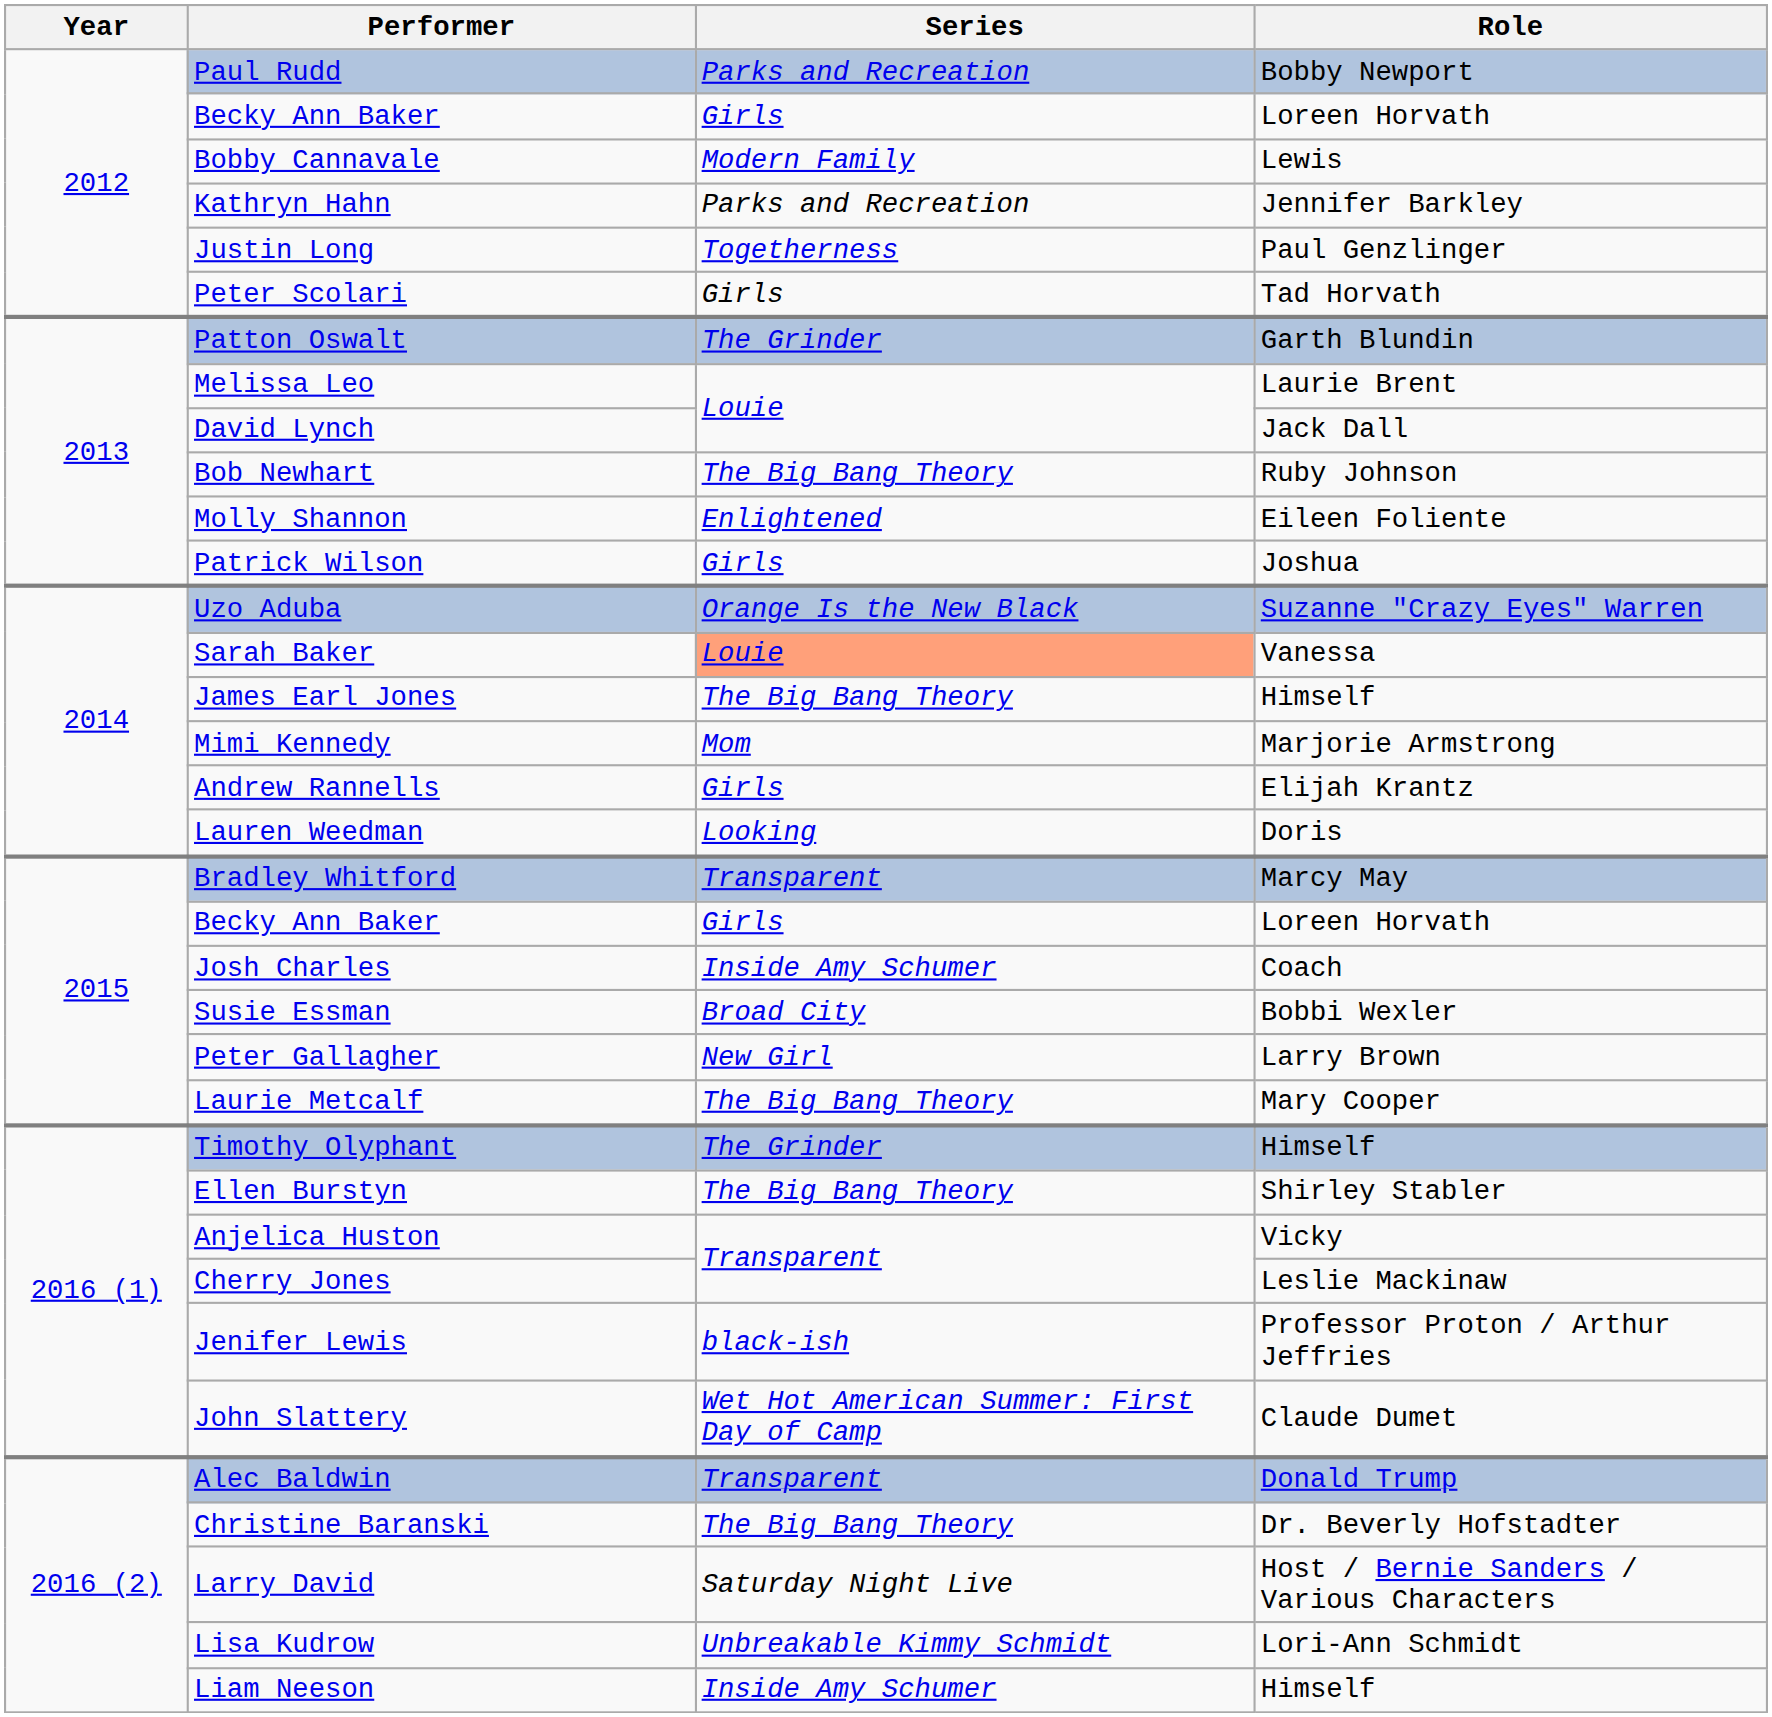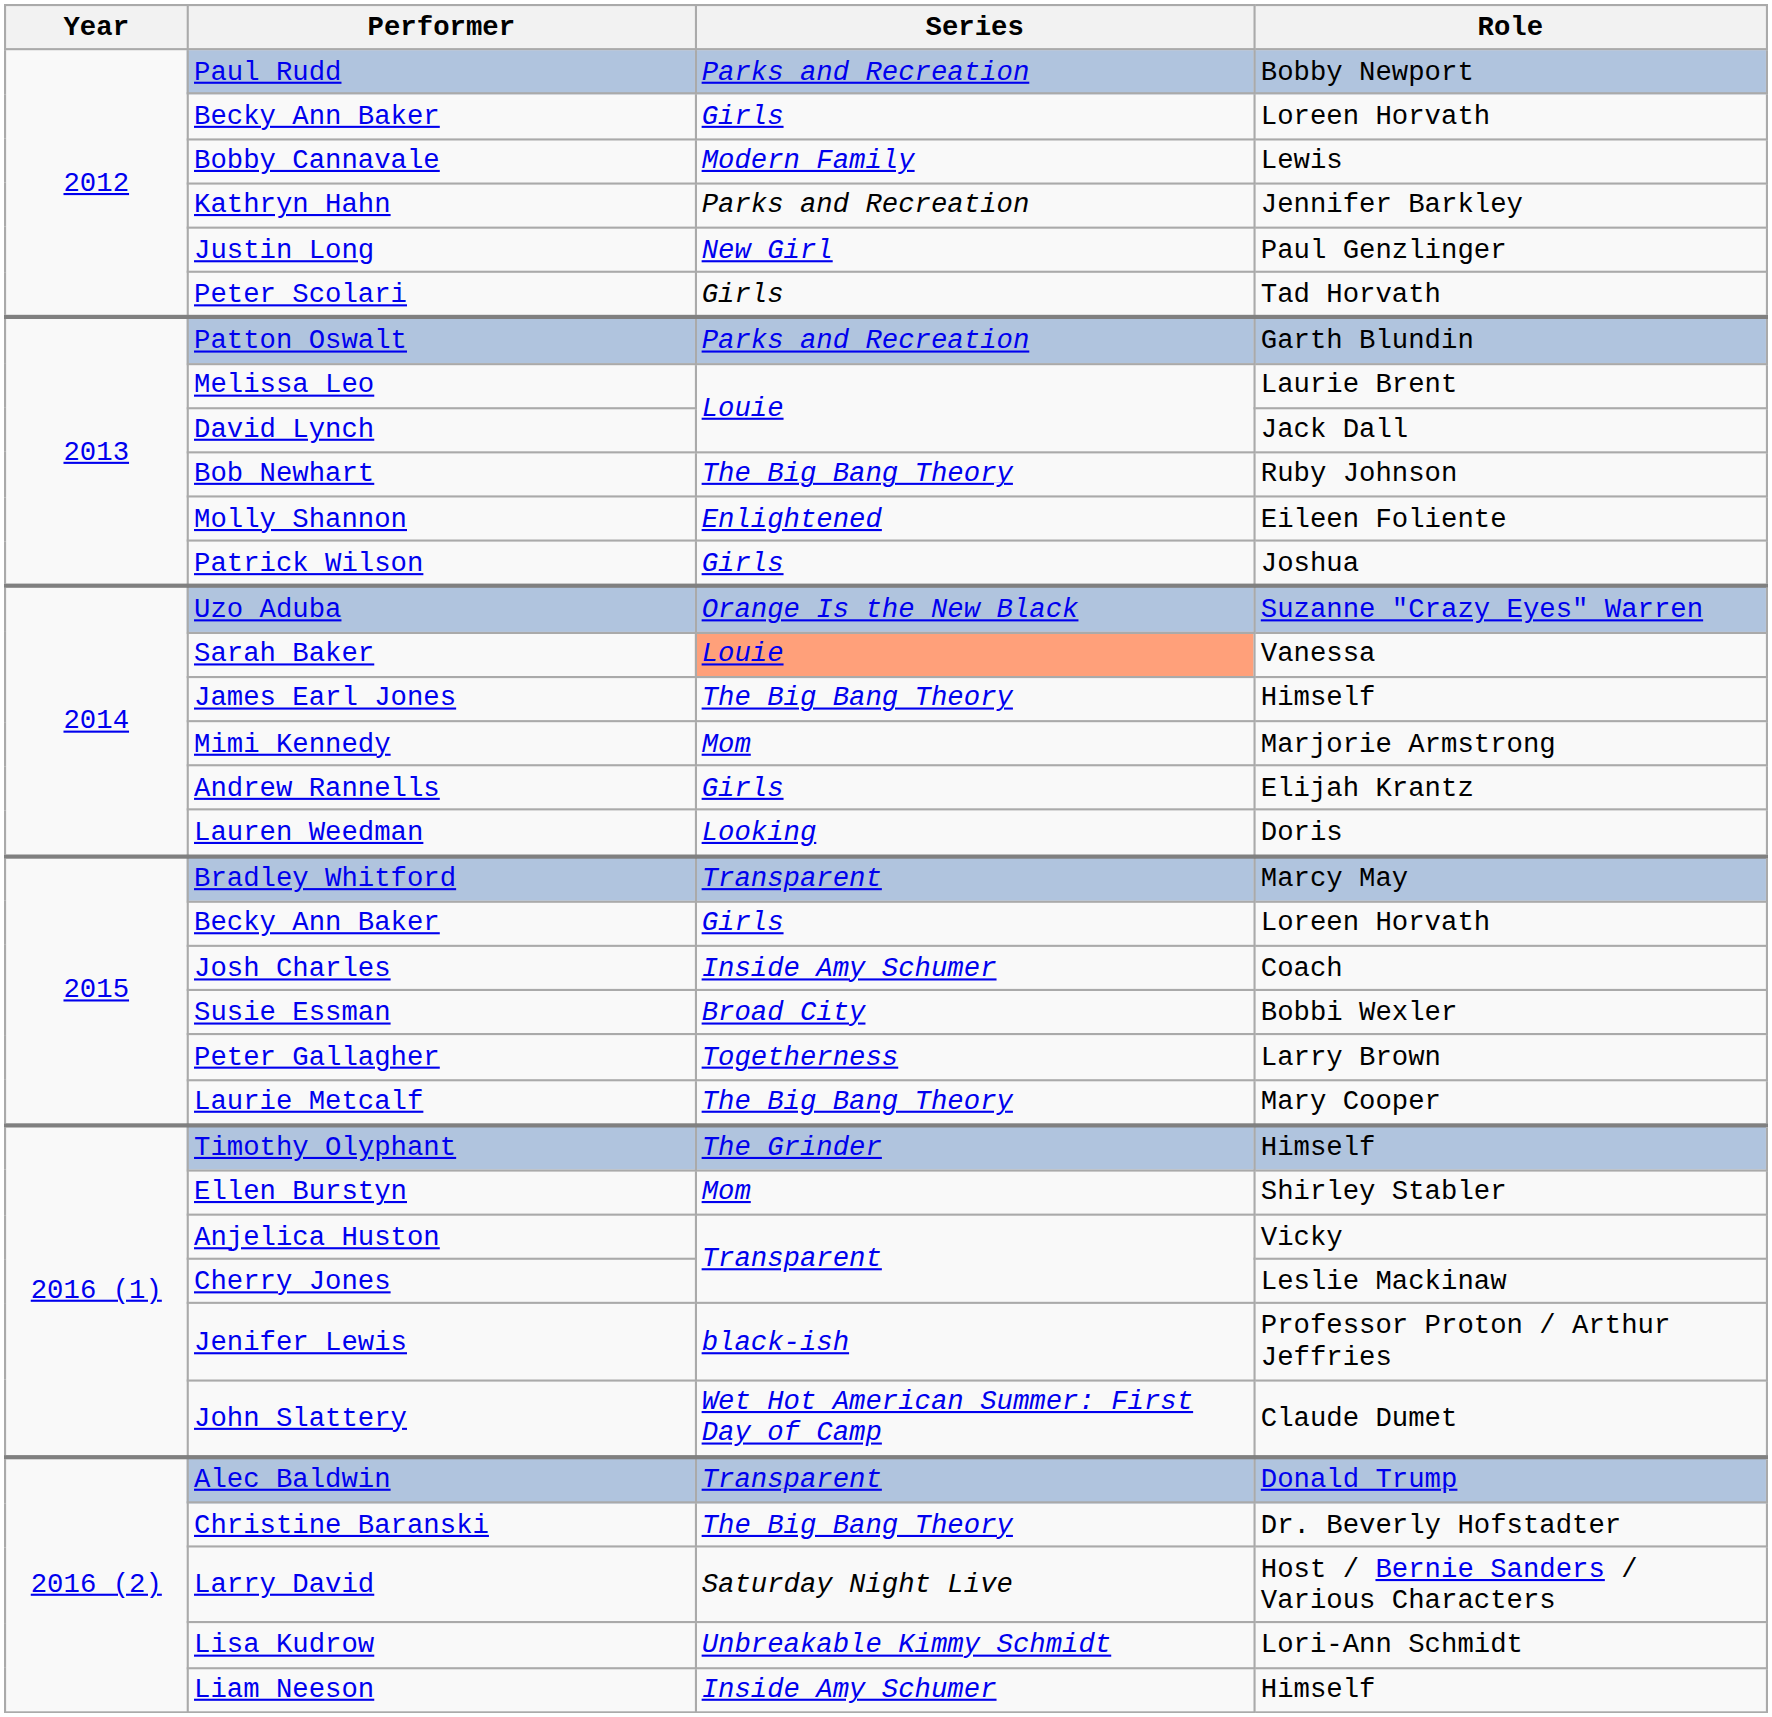(800, 250) Togetherness -> (767, 250) New Girl
(792, 341) The Grinder -> (865, 341) Parks and Recreation
(767, 1057) New Girl -> (800, 1057) Togetherness
(857, 1193) The Big Bang Theory -> (726, 1193) Mom
